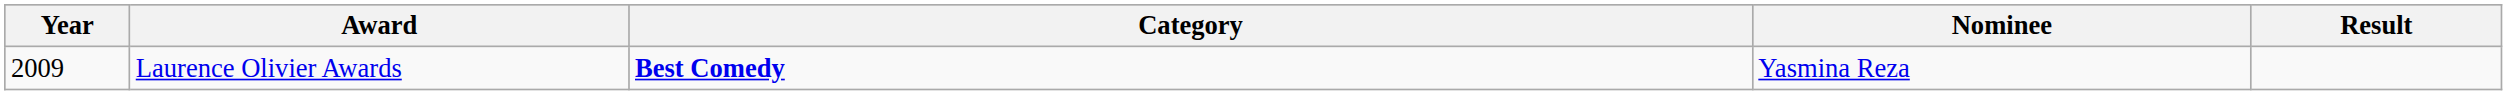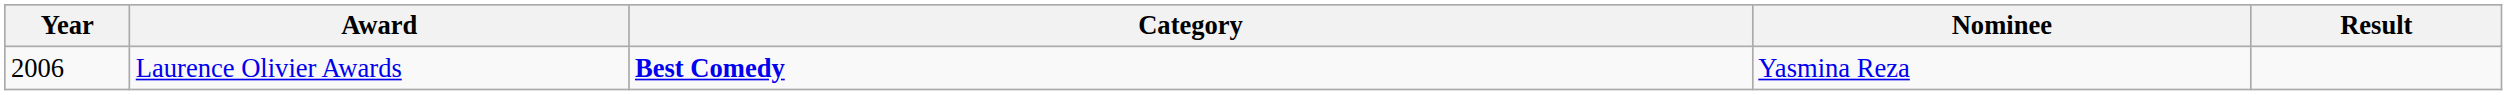(38, 67) 2009 -> (38, 67) 2006
